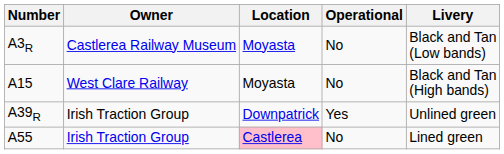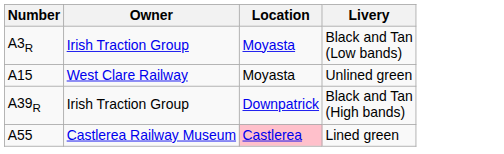- column: (364, 15)
(151, 45) Castlerea Railway Museum -> (128, 45) Irish Traction Group
(453, 83) Black and Tan (High bands) -> (369, 75) Unlined green
(453, 114) Unlined green -> (369, 105) Black and Tan (High bands)
(128, 137) Irish Traction Group -> (151, 135) Castlerea Railway Museum
